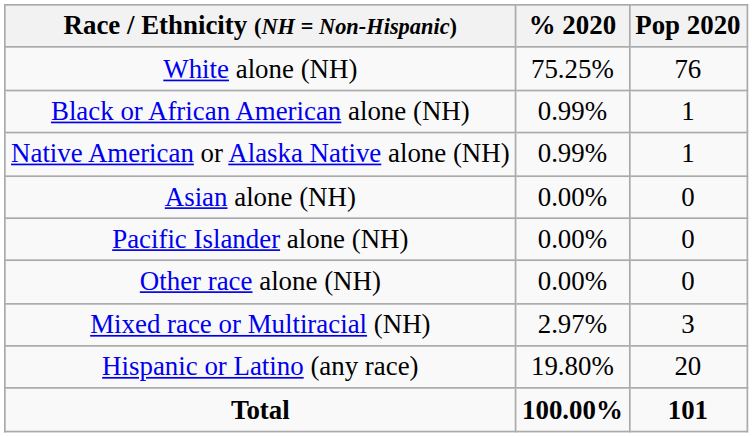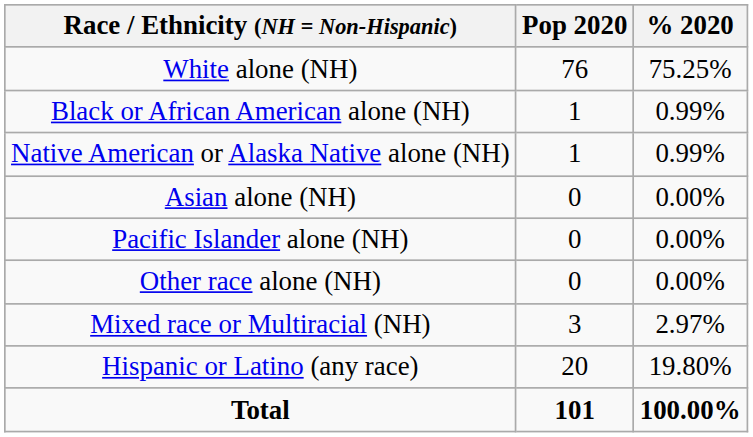columns swapped: (688, 25) <-> (572, 25)
